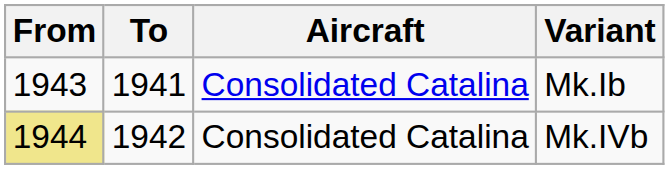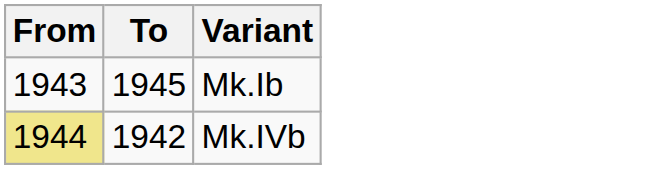- column: (365, 31)
(149, 84) 1941 -> (149, 84) 1945
